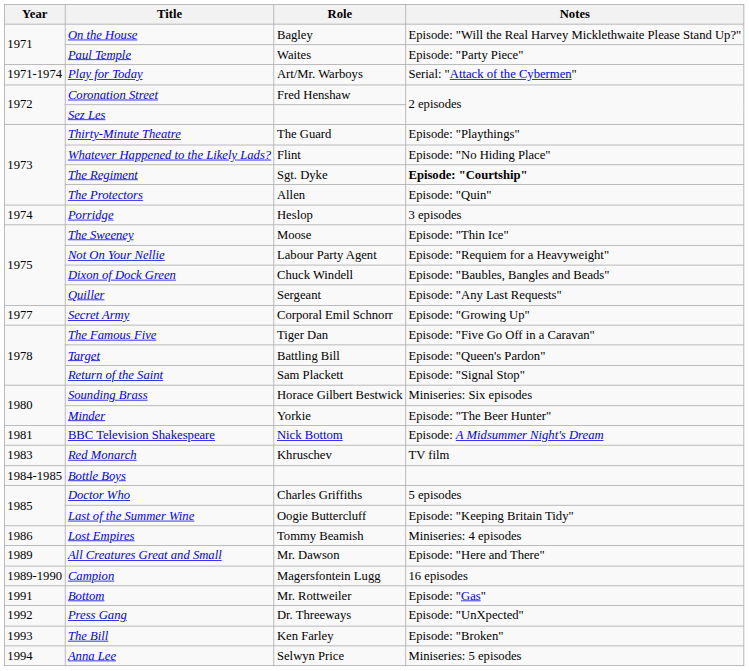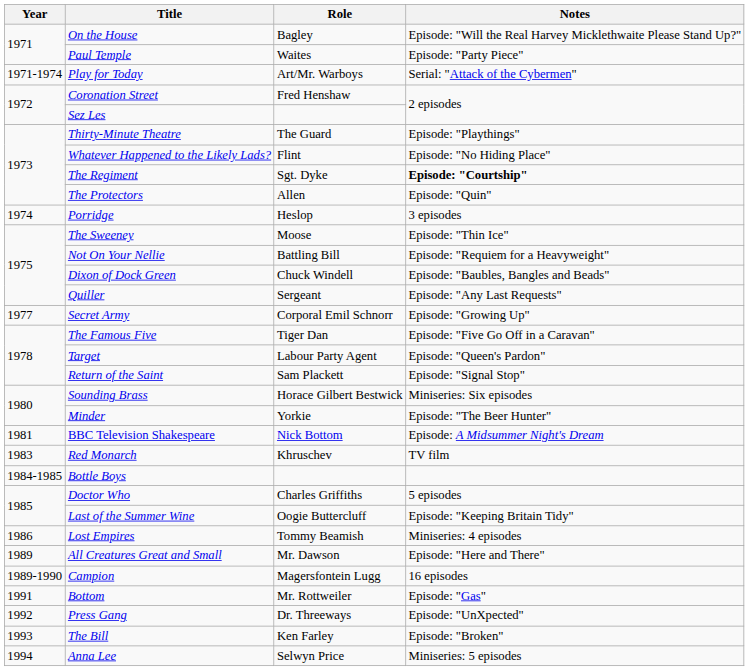(327, 255) Labour Party Agent -> (308, 255) Battling Bill
(308, 355) Battling Bill -> (327, 355) Labour Party Agent
